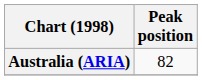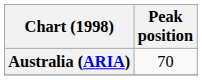(165, 61) 82 -> (165, 61) 70
